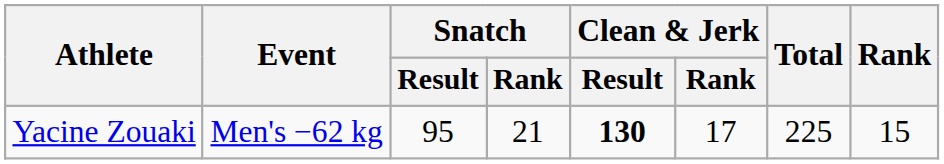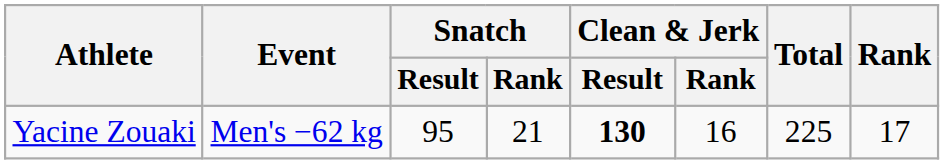(721, 132) 17 -> (721, 132) 16
(895, 132) 15 -> (895, 132) 17
